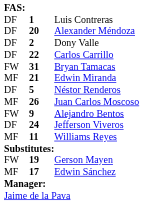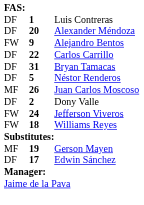rows swapped: (77, 43) <-> (89, 113)
(11, 66) FW -> (10, 66) DF
- row: (85, 78)
(10, 125) DF -> (11, 113) FW
(11, 137) MF -> (11, 125) FW
(34, 137) 11 -> (34, 125) 18
(11, 160) FW -> (11, 148) MF
(11, 172) MF -> (10, 160) DF
